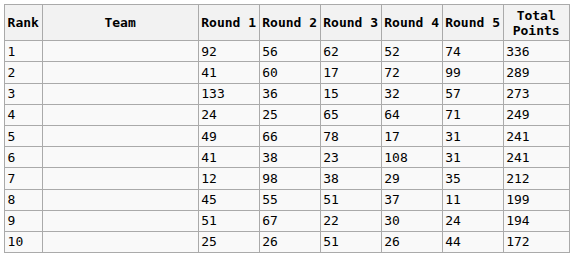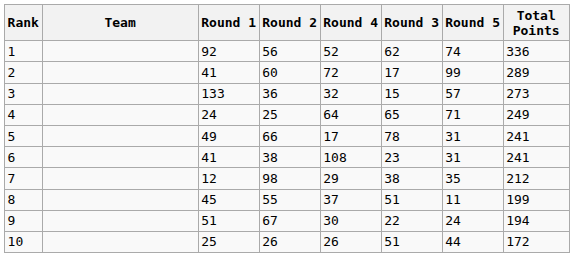columns swapped: (351, 23) <-> (412, 23)
